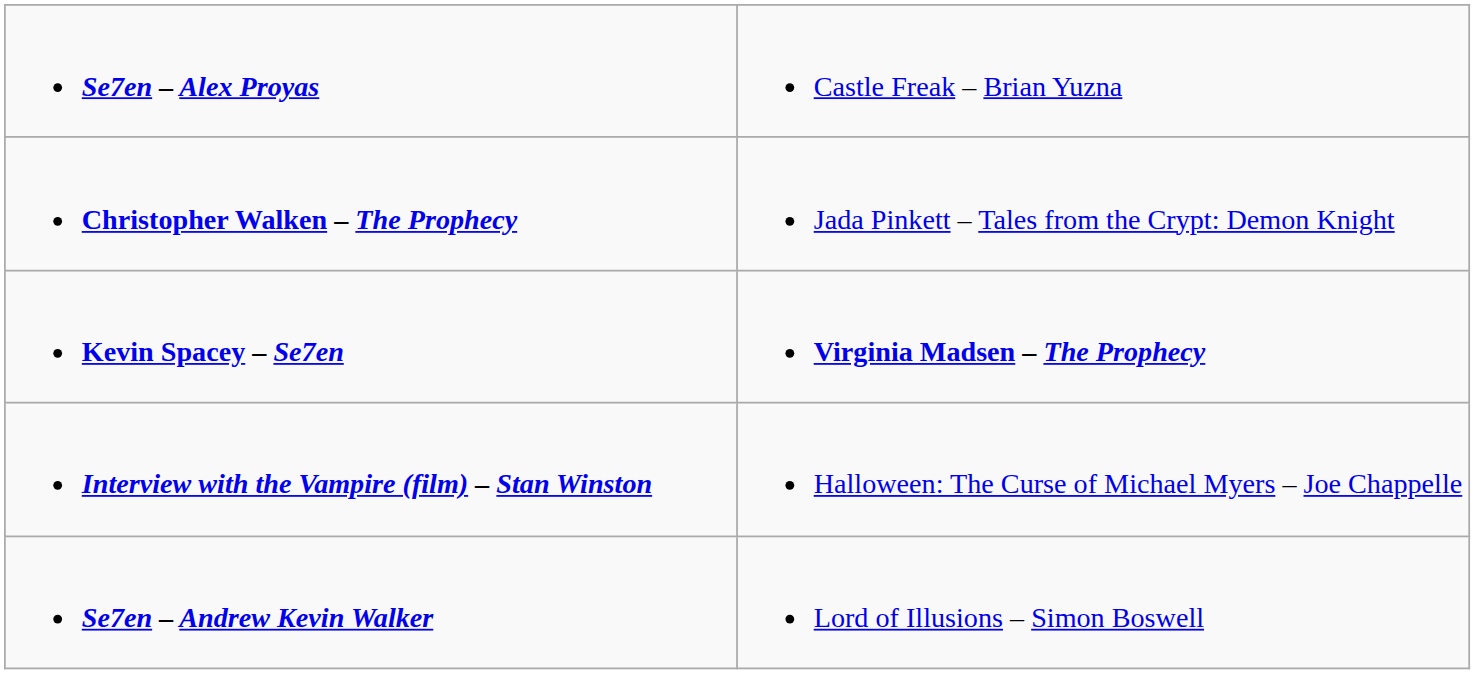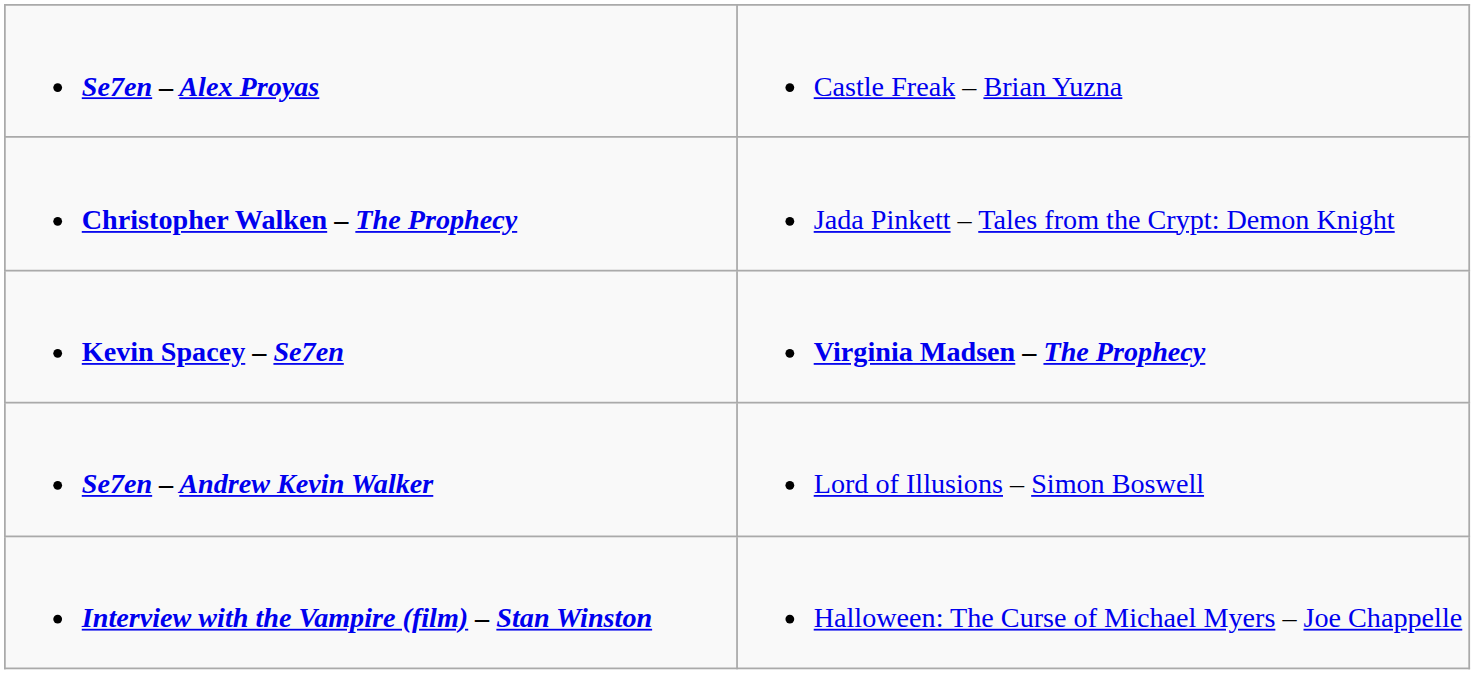rows swapped: (371, 618) <-> (371, 485)
